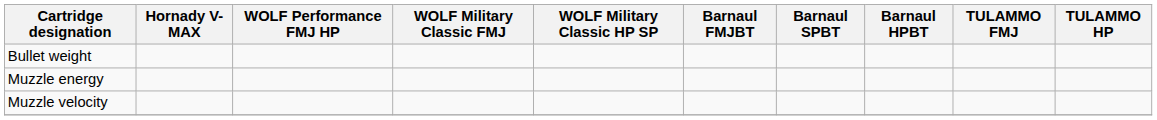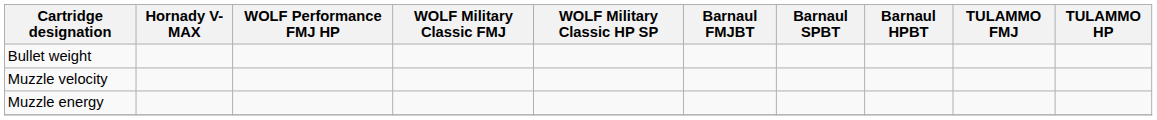rows swapped: (58, 102) <-> (56, 79)
